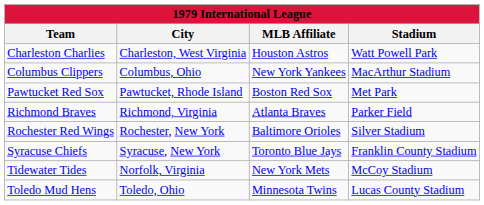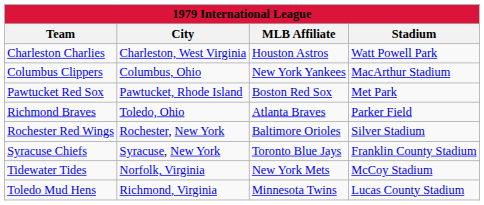(168, 111) Richmond, Virginia -> (152, 111) Toledo, Ohio
(152, 190) Toledo, Ohio -> (168, 190) Richmond, Virginia
